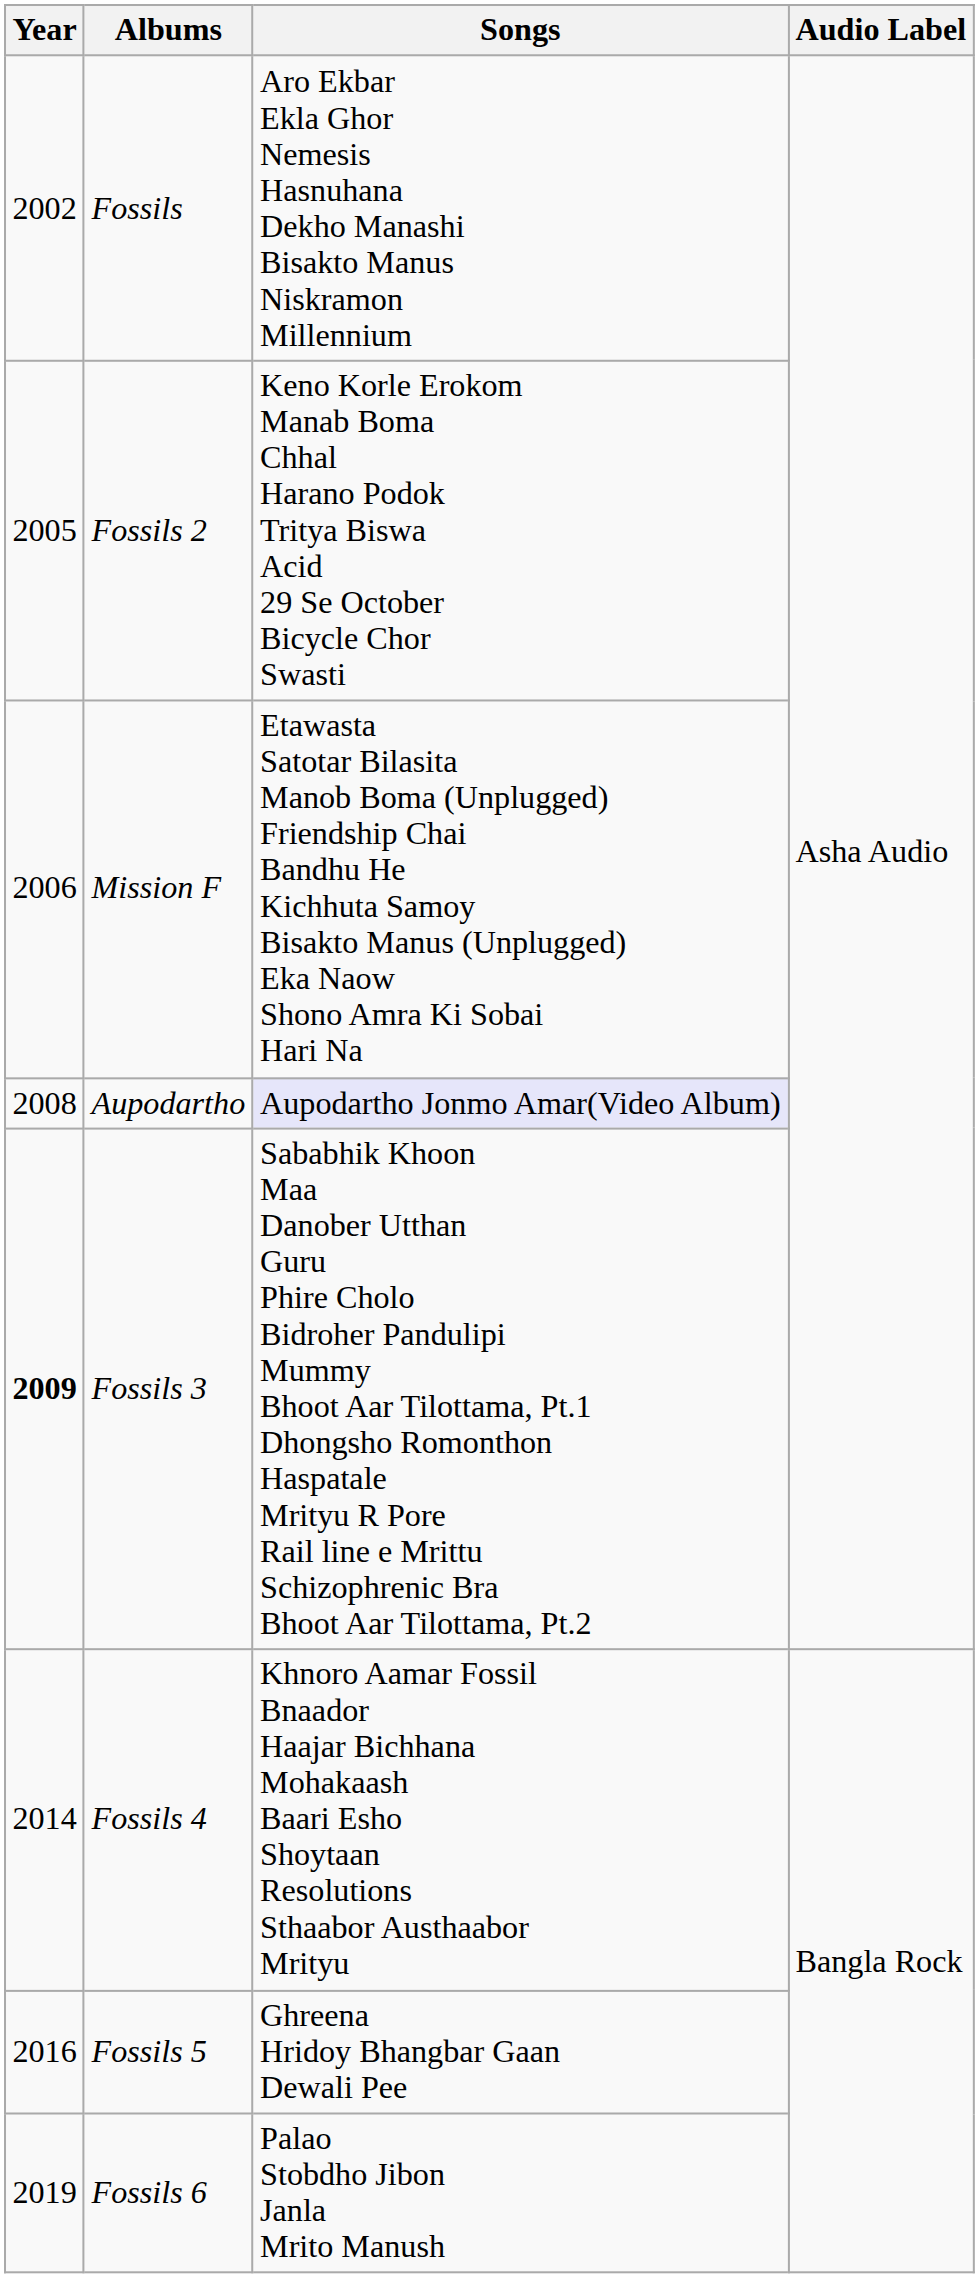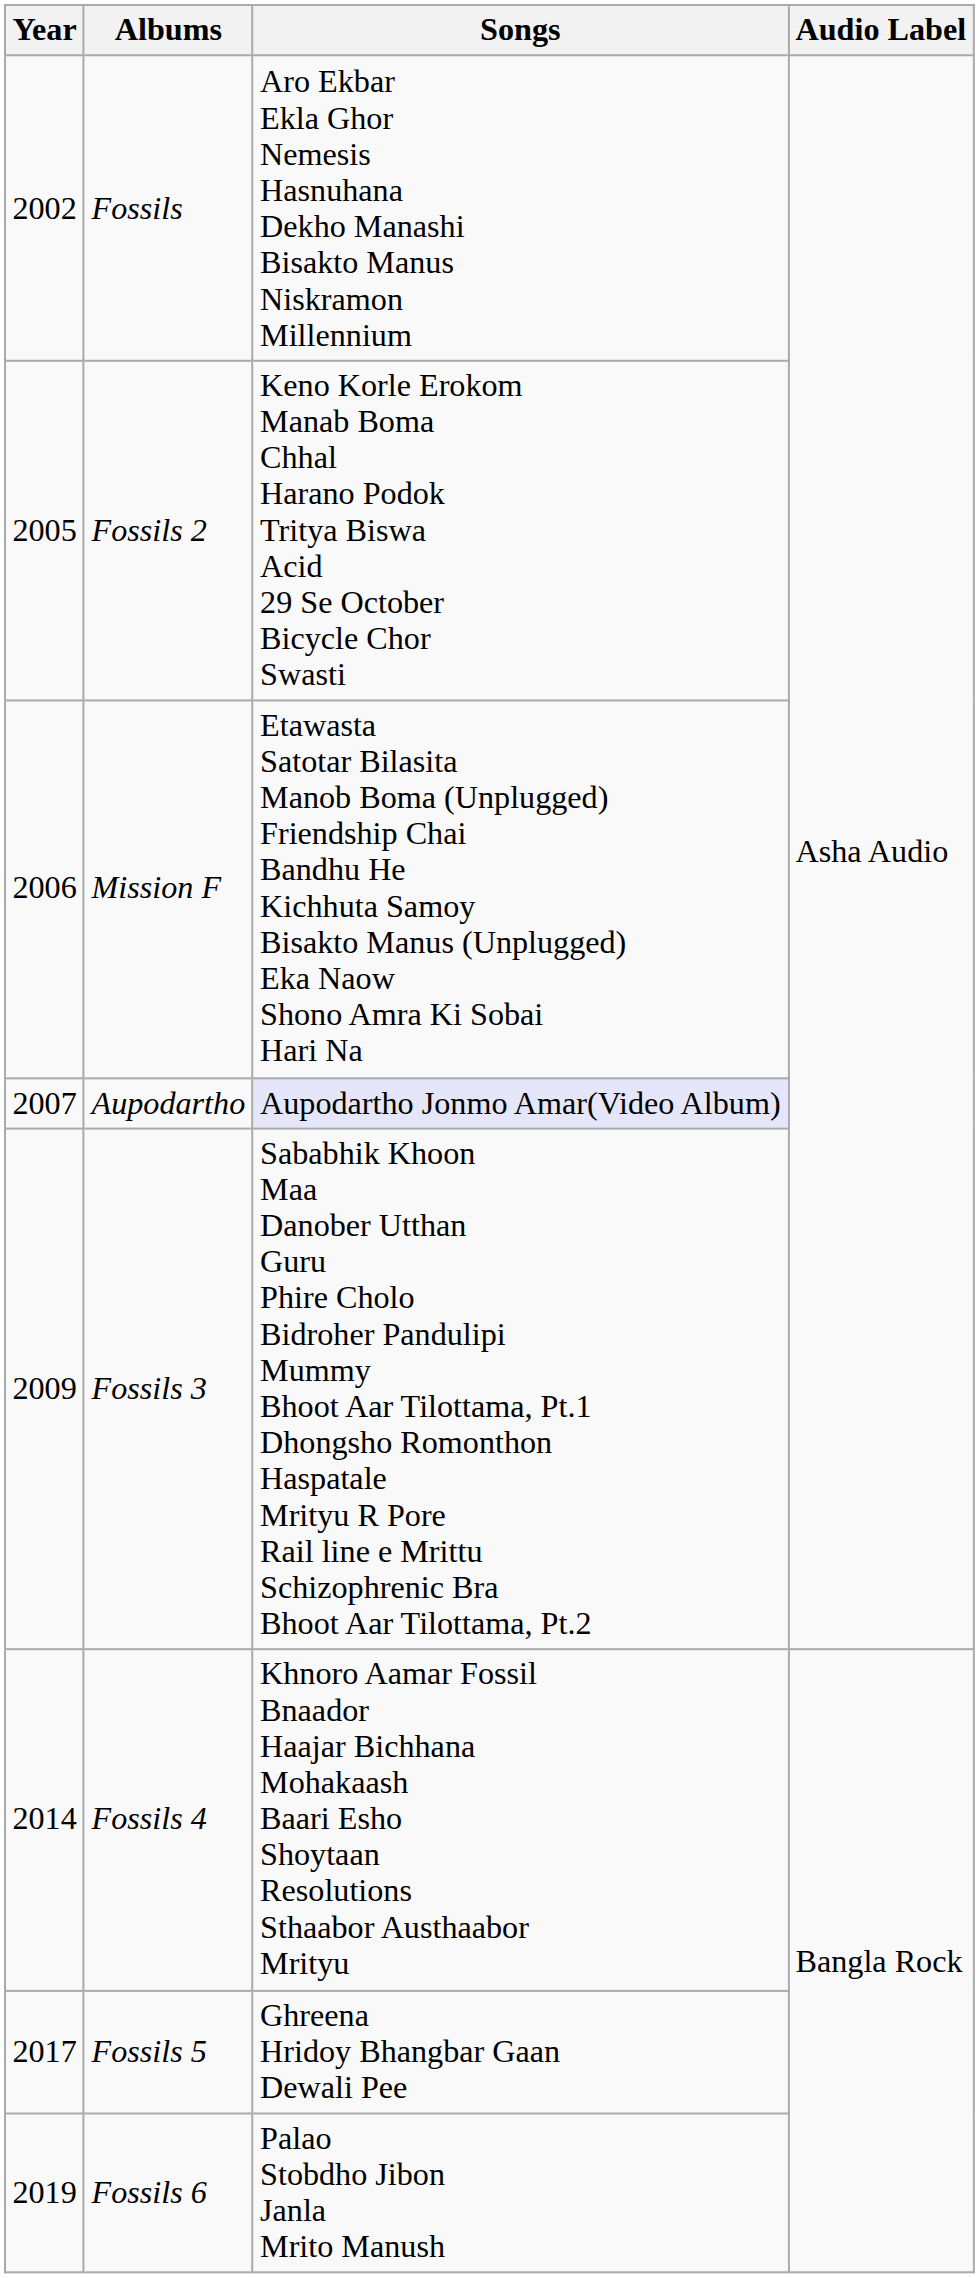(45, 1102) 2008 -> (45, 1102) 2007
(45, 1388) bold -> (45, 1388) normal
(45, 2051) 2016 -> (45, 2051) 2017
